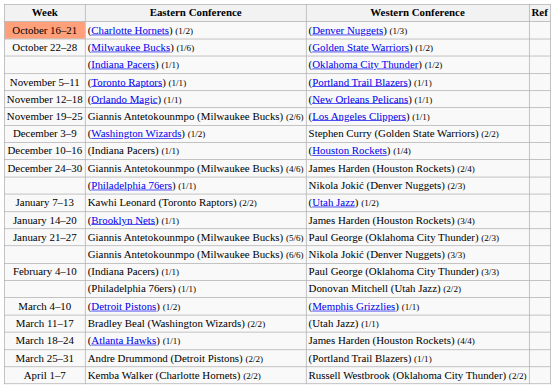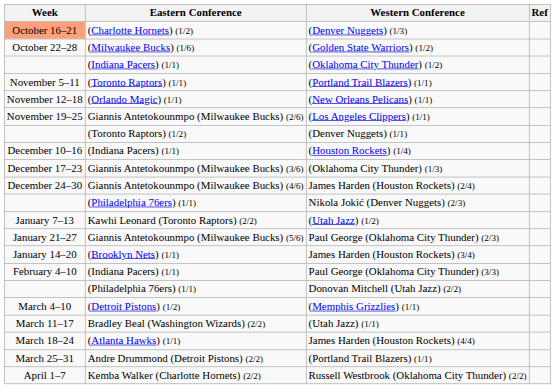+ row: (137, 133)
- row: (147, 133)
+ row: (196, 168)
rows swapped: (133, 220) <-> (196, 237)
- row: (196, 254)
